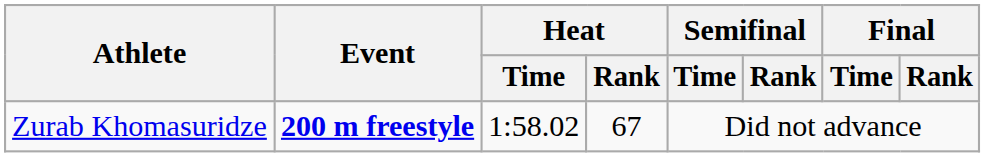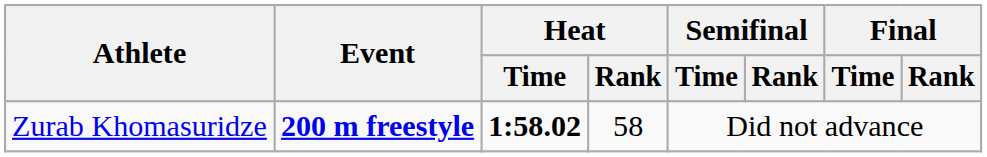(534, 126) normal -> (535, 126) bold
(626, 126) 67 -> (628, 126) 58
